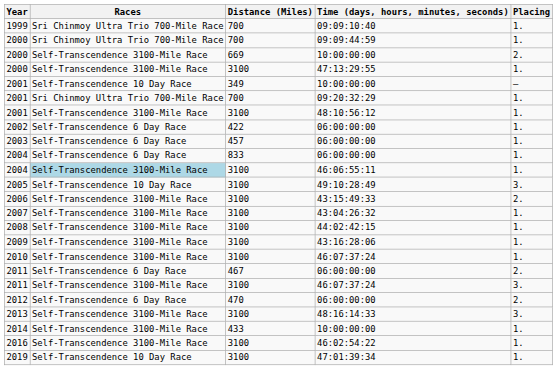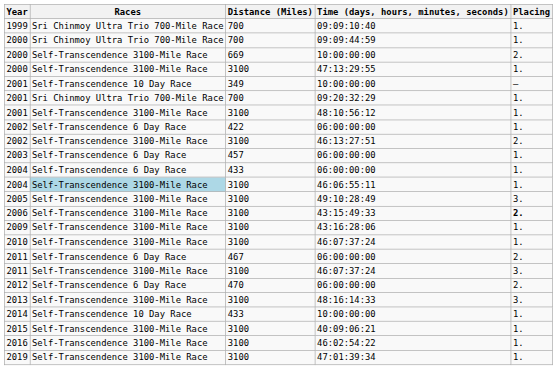+ row: (17, 141)
(236, 156) 833 -> (236, 170) 433
(112, 184) Self-Transcendence 10 Day Race -> (120, 199) Self-Transcendence 3100-Mile Race
(518, 199) normal -> (518, 213) bold
- row: (17, 213)
- row: (17, 228)
(120, 329) Self-Transcendence 3100-Mile Race -> (112, 314) Self-Transcendence 10 Day Race
+ row: (17, 329)
(112, 357) Self-Transcendence 10 Day Race -> (120, 357) Self-Transcendence 3100-Mile Race
